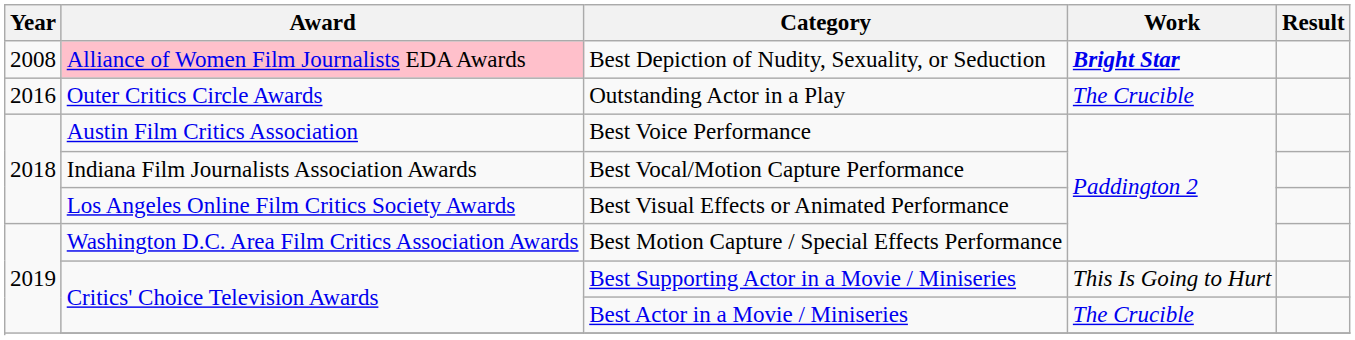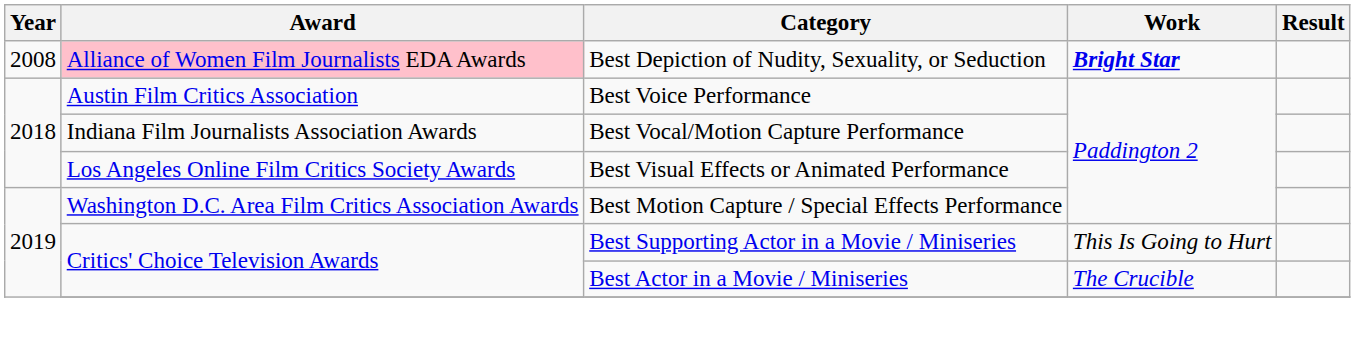- row: (717, 95)
